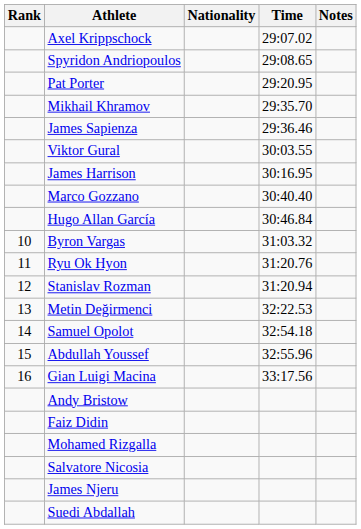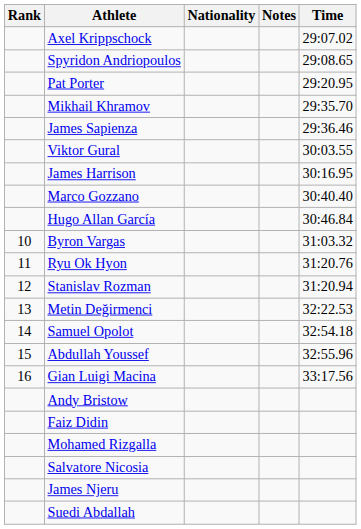columns swapped: (287, 15) <-> (336, 15)
